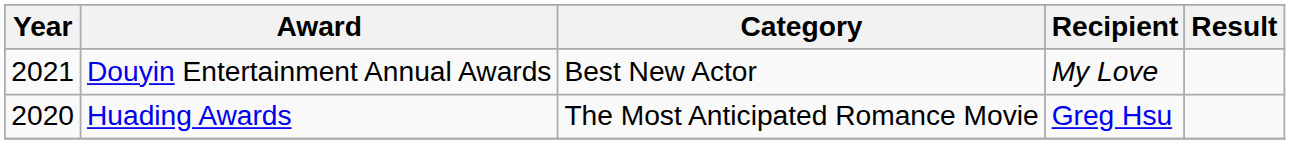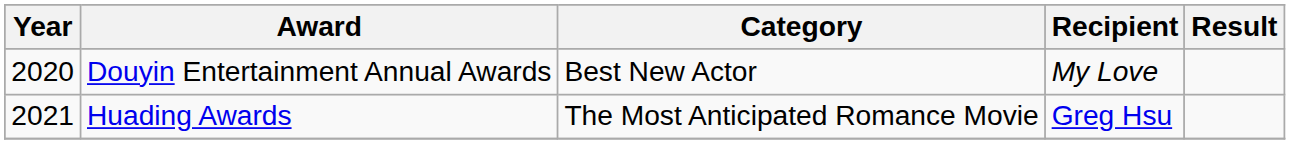(43, 71) 2021 -> (43, 71) 2020
(43, 116) 2020 -> (43, 116) 2021
